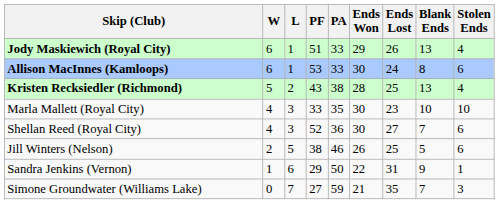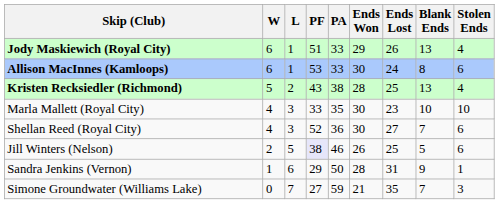(316, 149) no background -> (316, 149) lavender background
(359, 169) 22 -> (359, 169) 28
